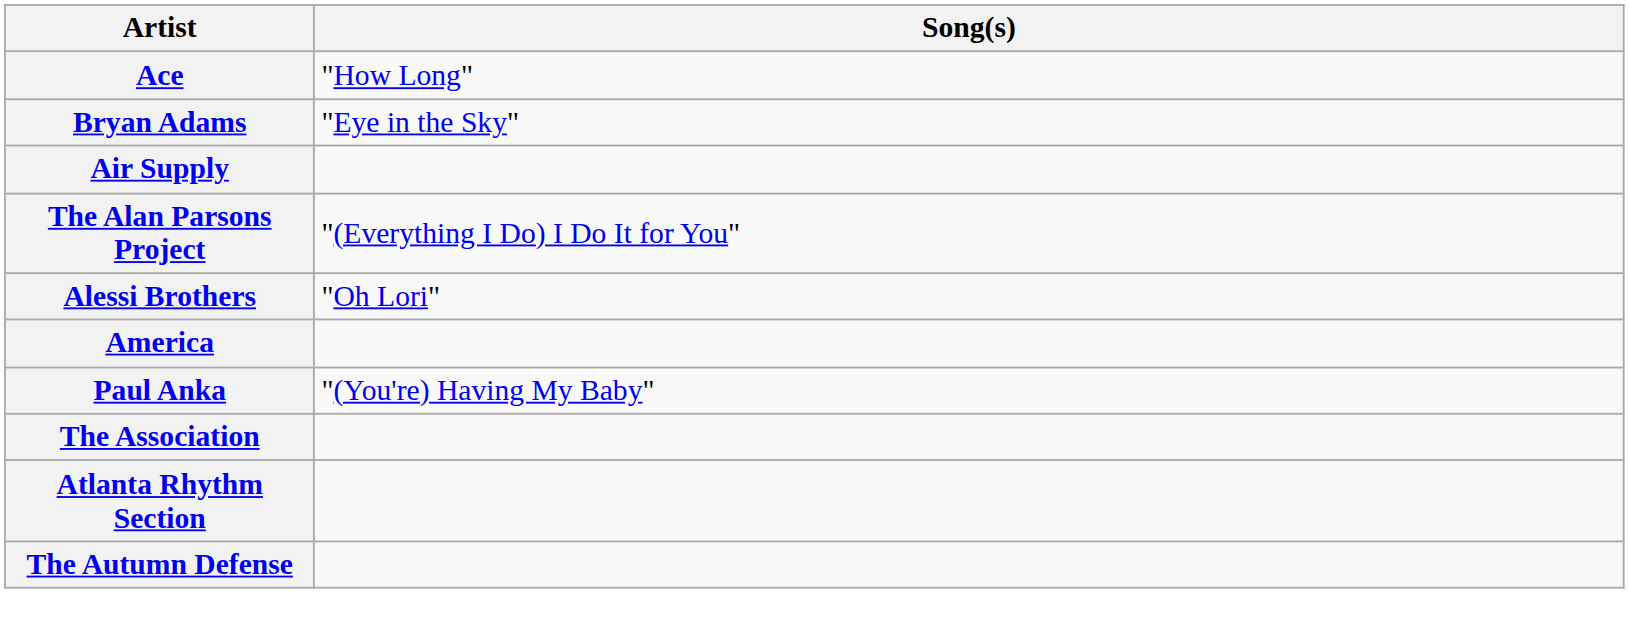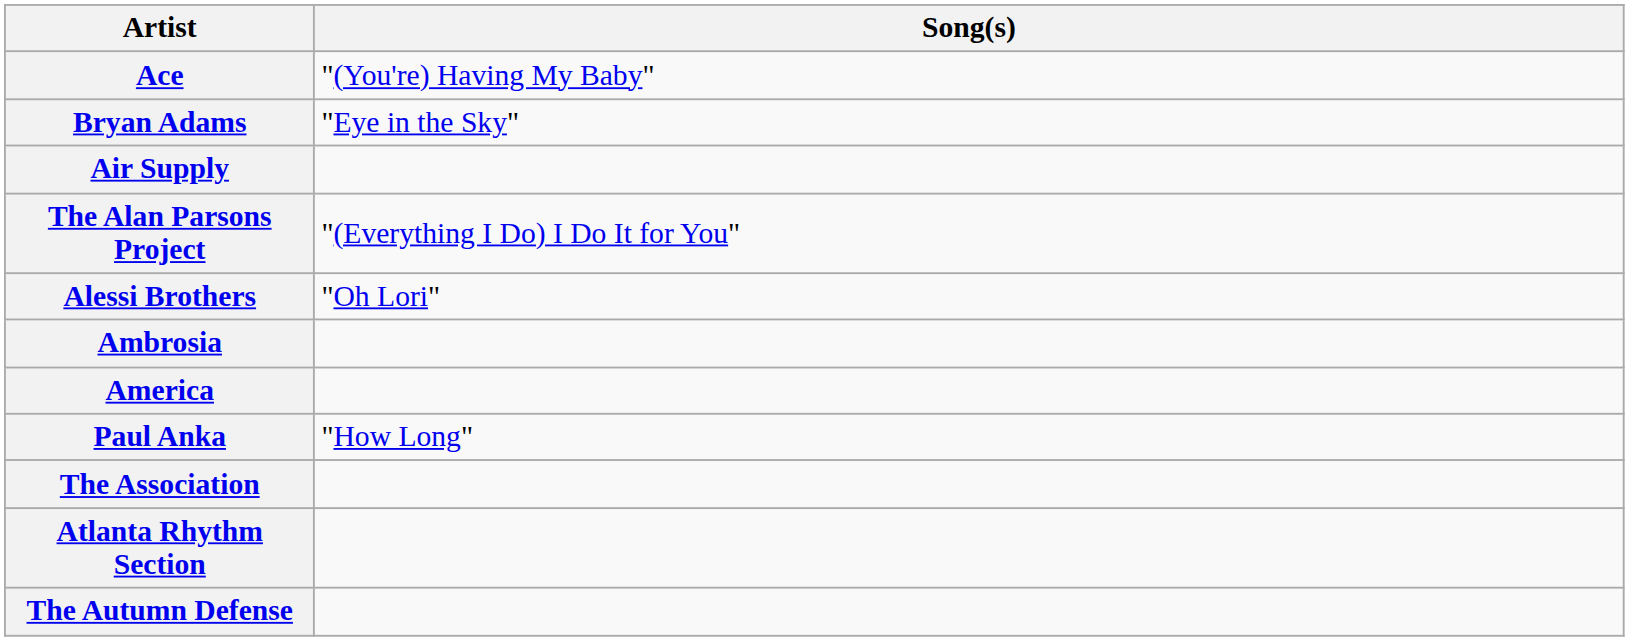(397, 74) "How Long" -> (488, 74) "(You're) Having My Baby"
+ row: (160, 342)
(488, 389) "(You're) Having My Baby" -> (397, 436) "How Long"
